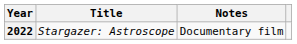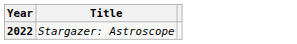- column: (232, 13)
